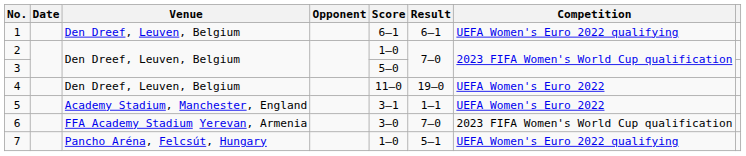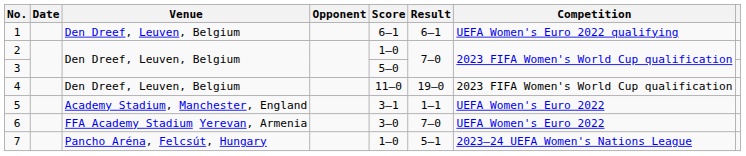(530, 86) UEFA Women's Euro 2022 -> (594, 86) 2023 FIFA Women's World Cup qualification
(594, 123) 2023 FIFA Women's World Cup qualification -> (530, 123) UEFA Women's Euro 2022
(567, 141) UEFA Women's Euro 2022 qualifying -> (574, 141) 2023–24 UEFA Women's Nations League
